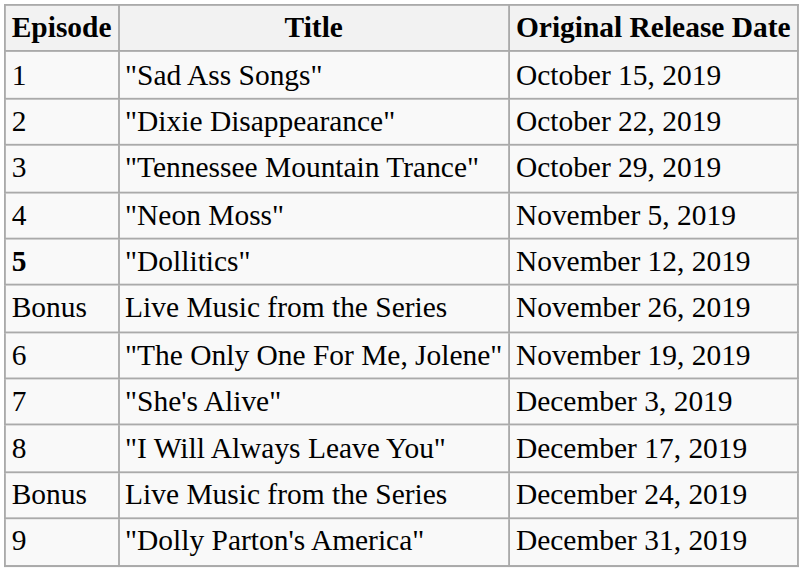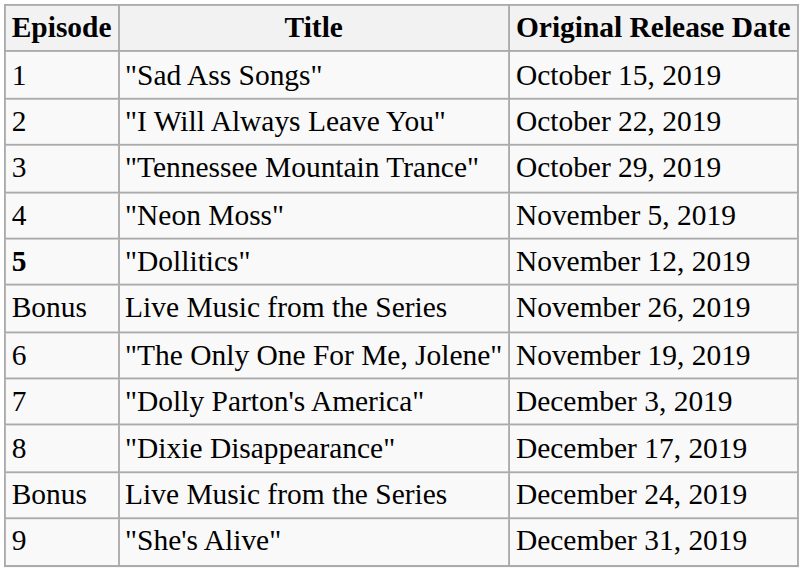(260, 121) "Dixie Disappearance" -> (285, 121) "I Will Always Leave You"
(203, 401) "She's Alive" -> (275, 401) "Dolly Parton's America"
(285, 448) "I Will Always Leave You" -> (260, 448) "Dixie Disappearance"
(275, 541) "Dolly Parton's America" -> (203, 541) "She's Alive"
